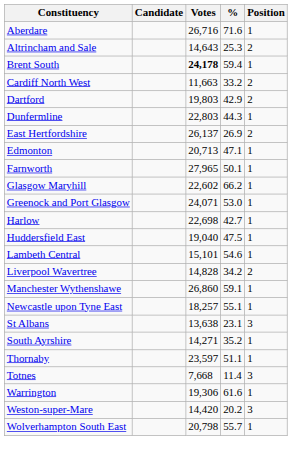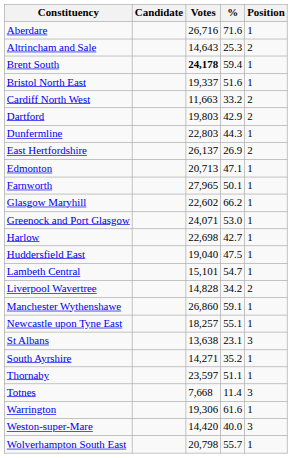+ row: (46, 82)
(233, 254) 54.6 -> (233, 271) 54.7
(233, 409) 20.2 -> (233, 427) 40.0
